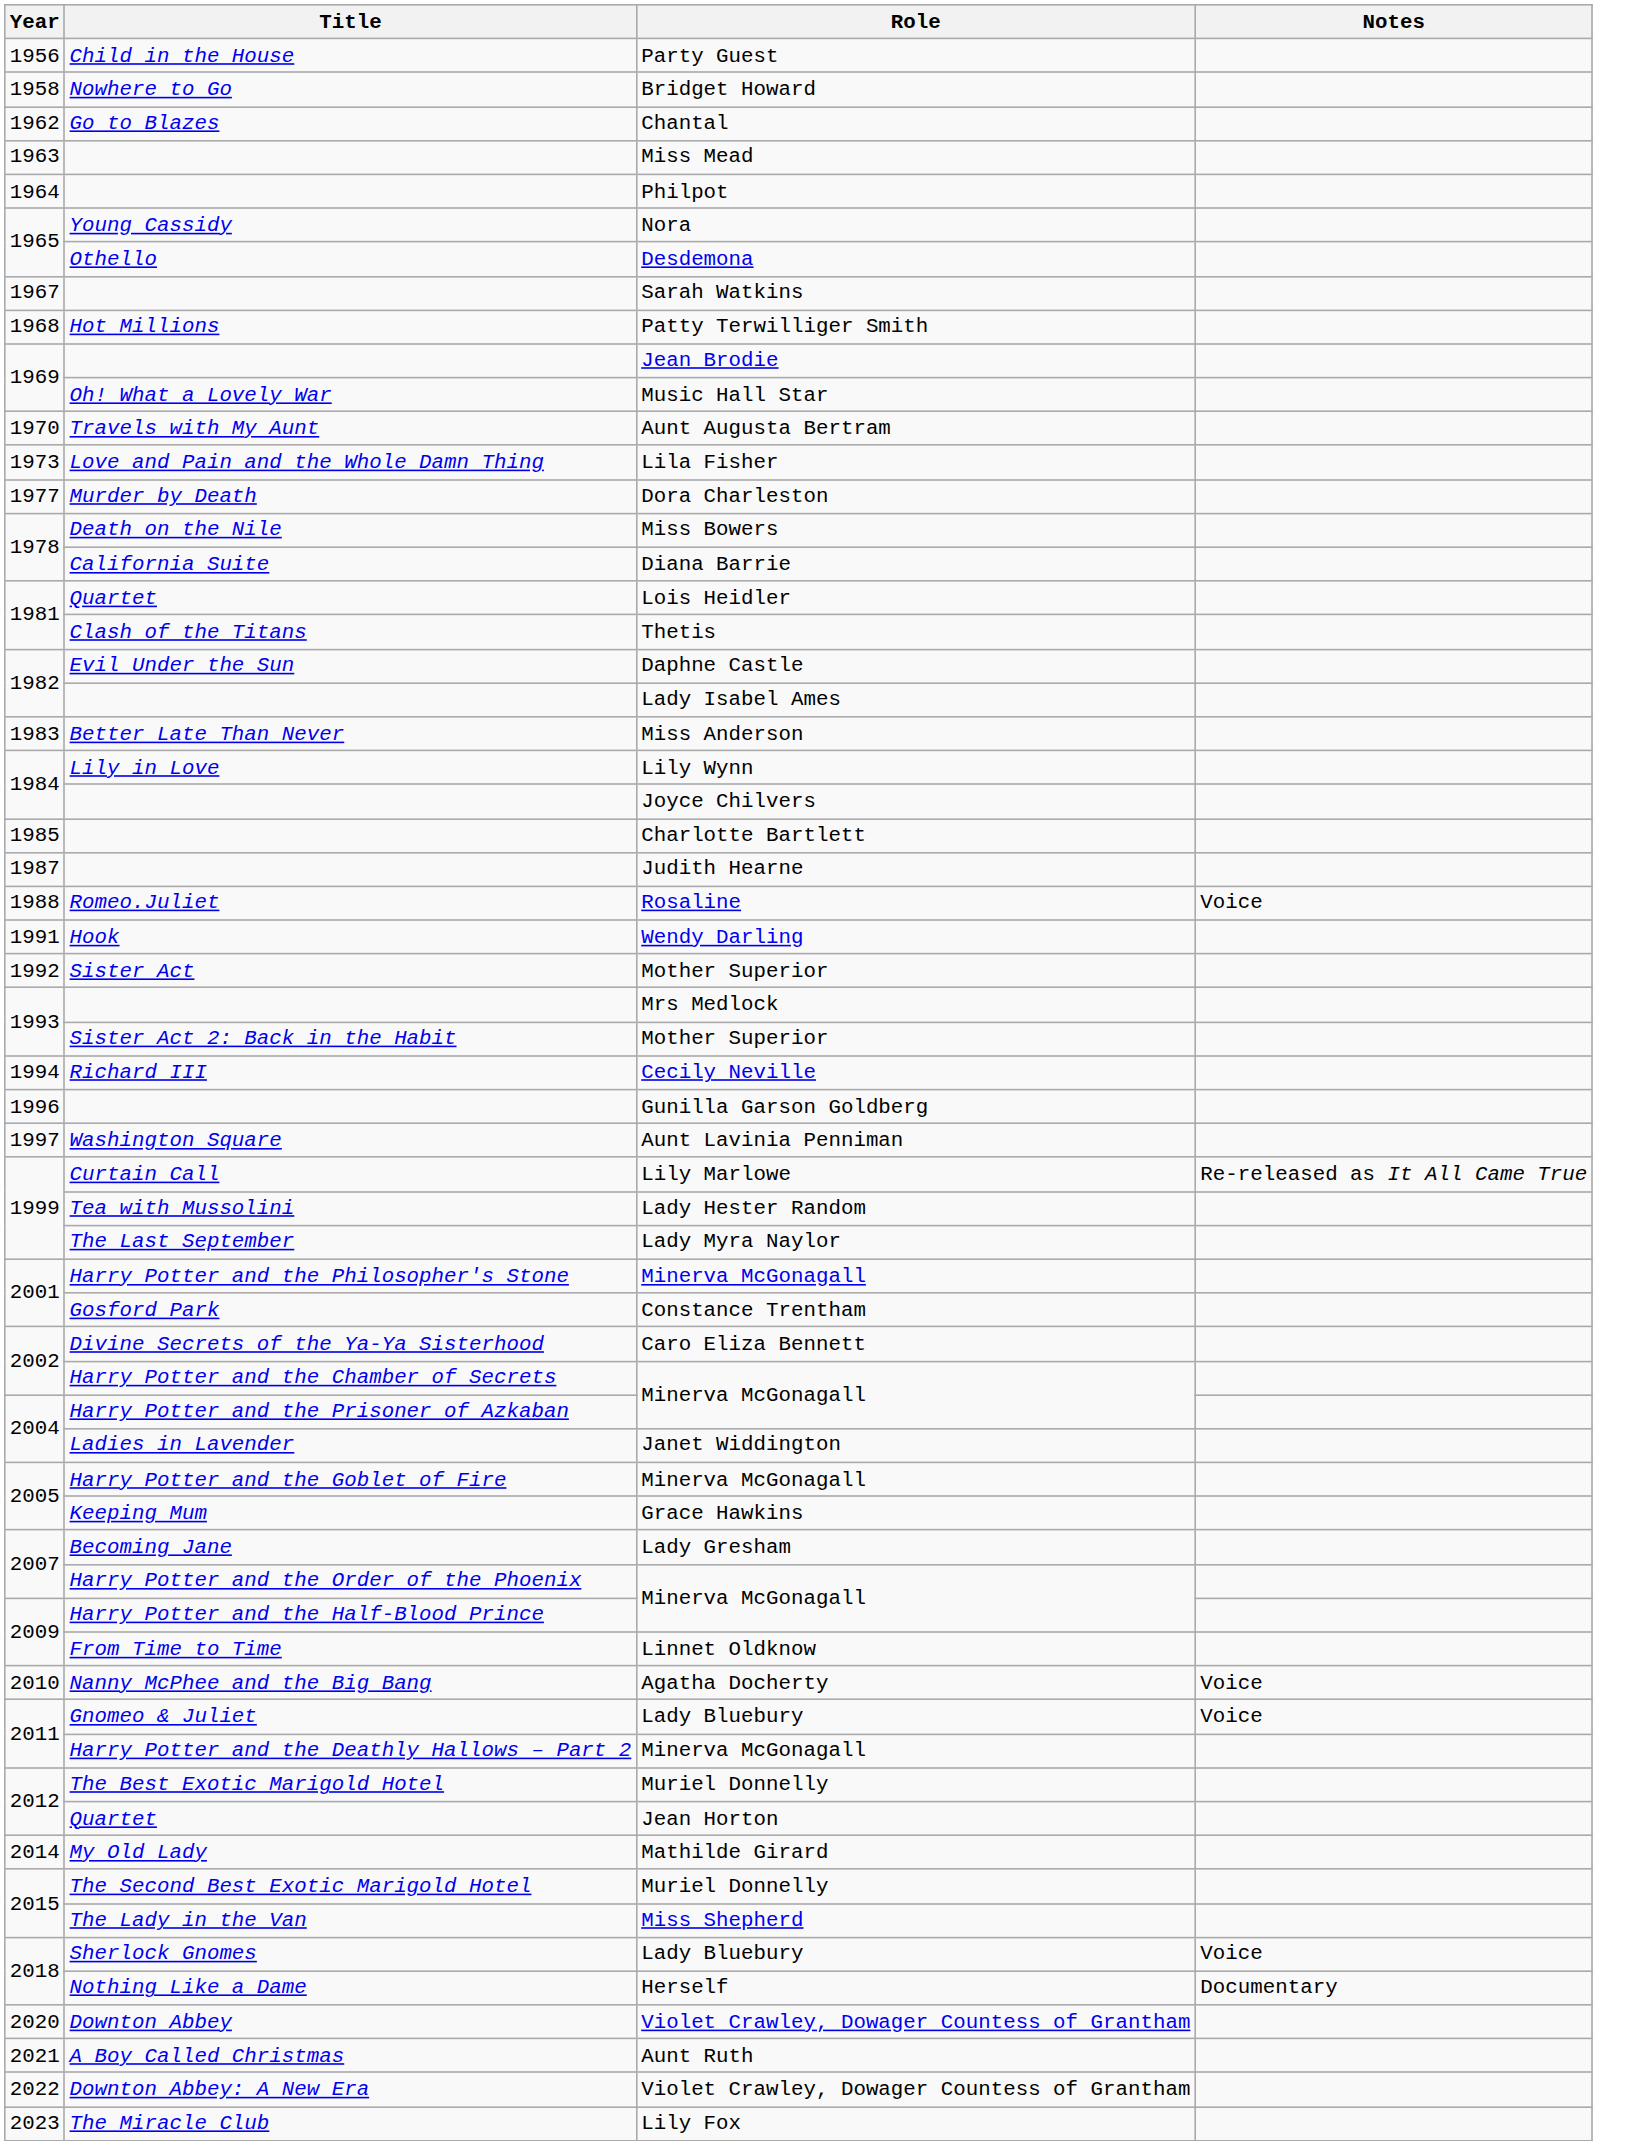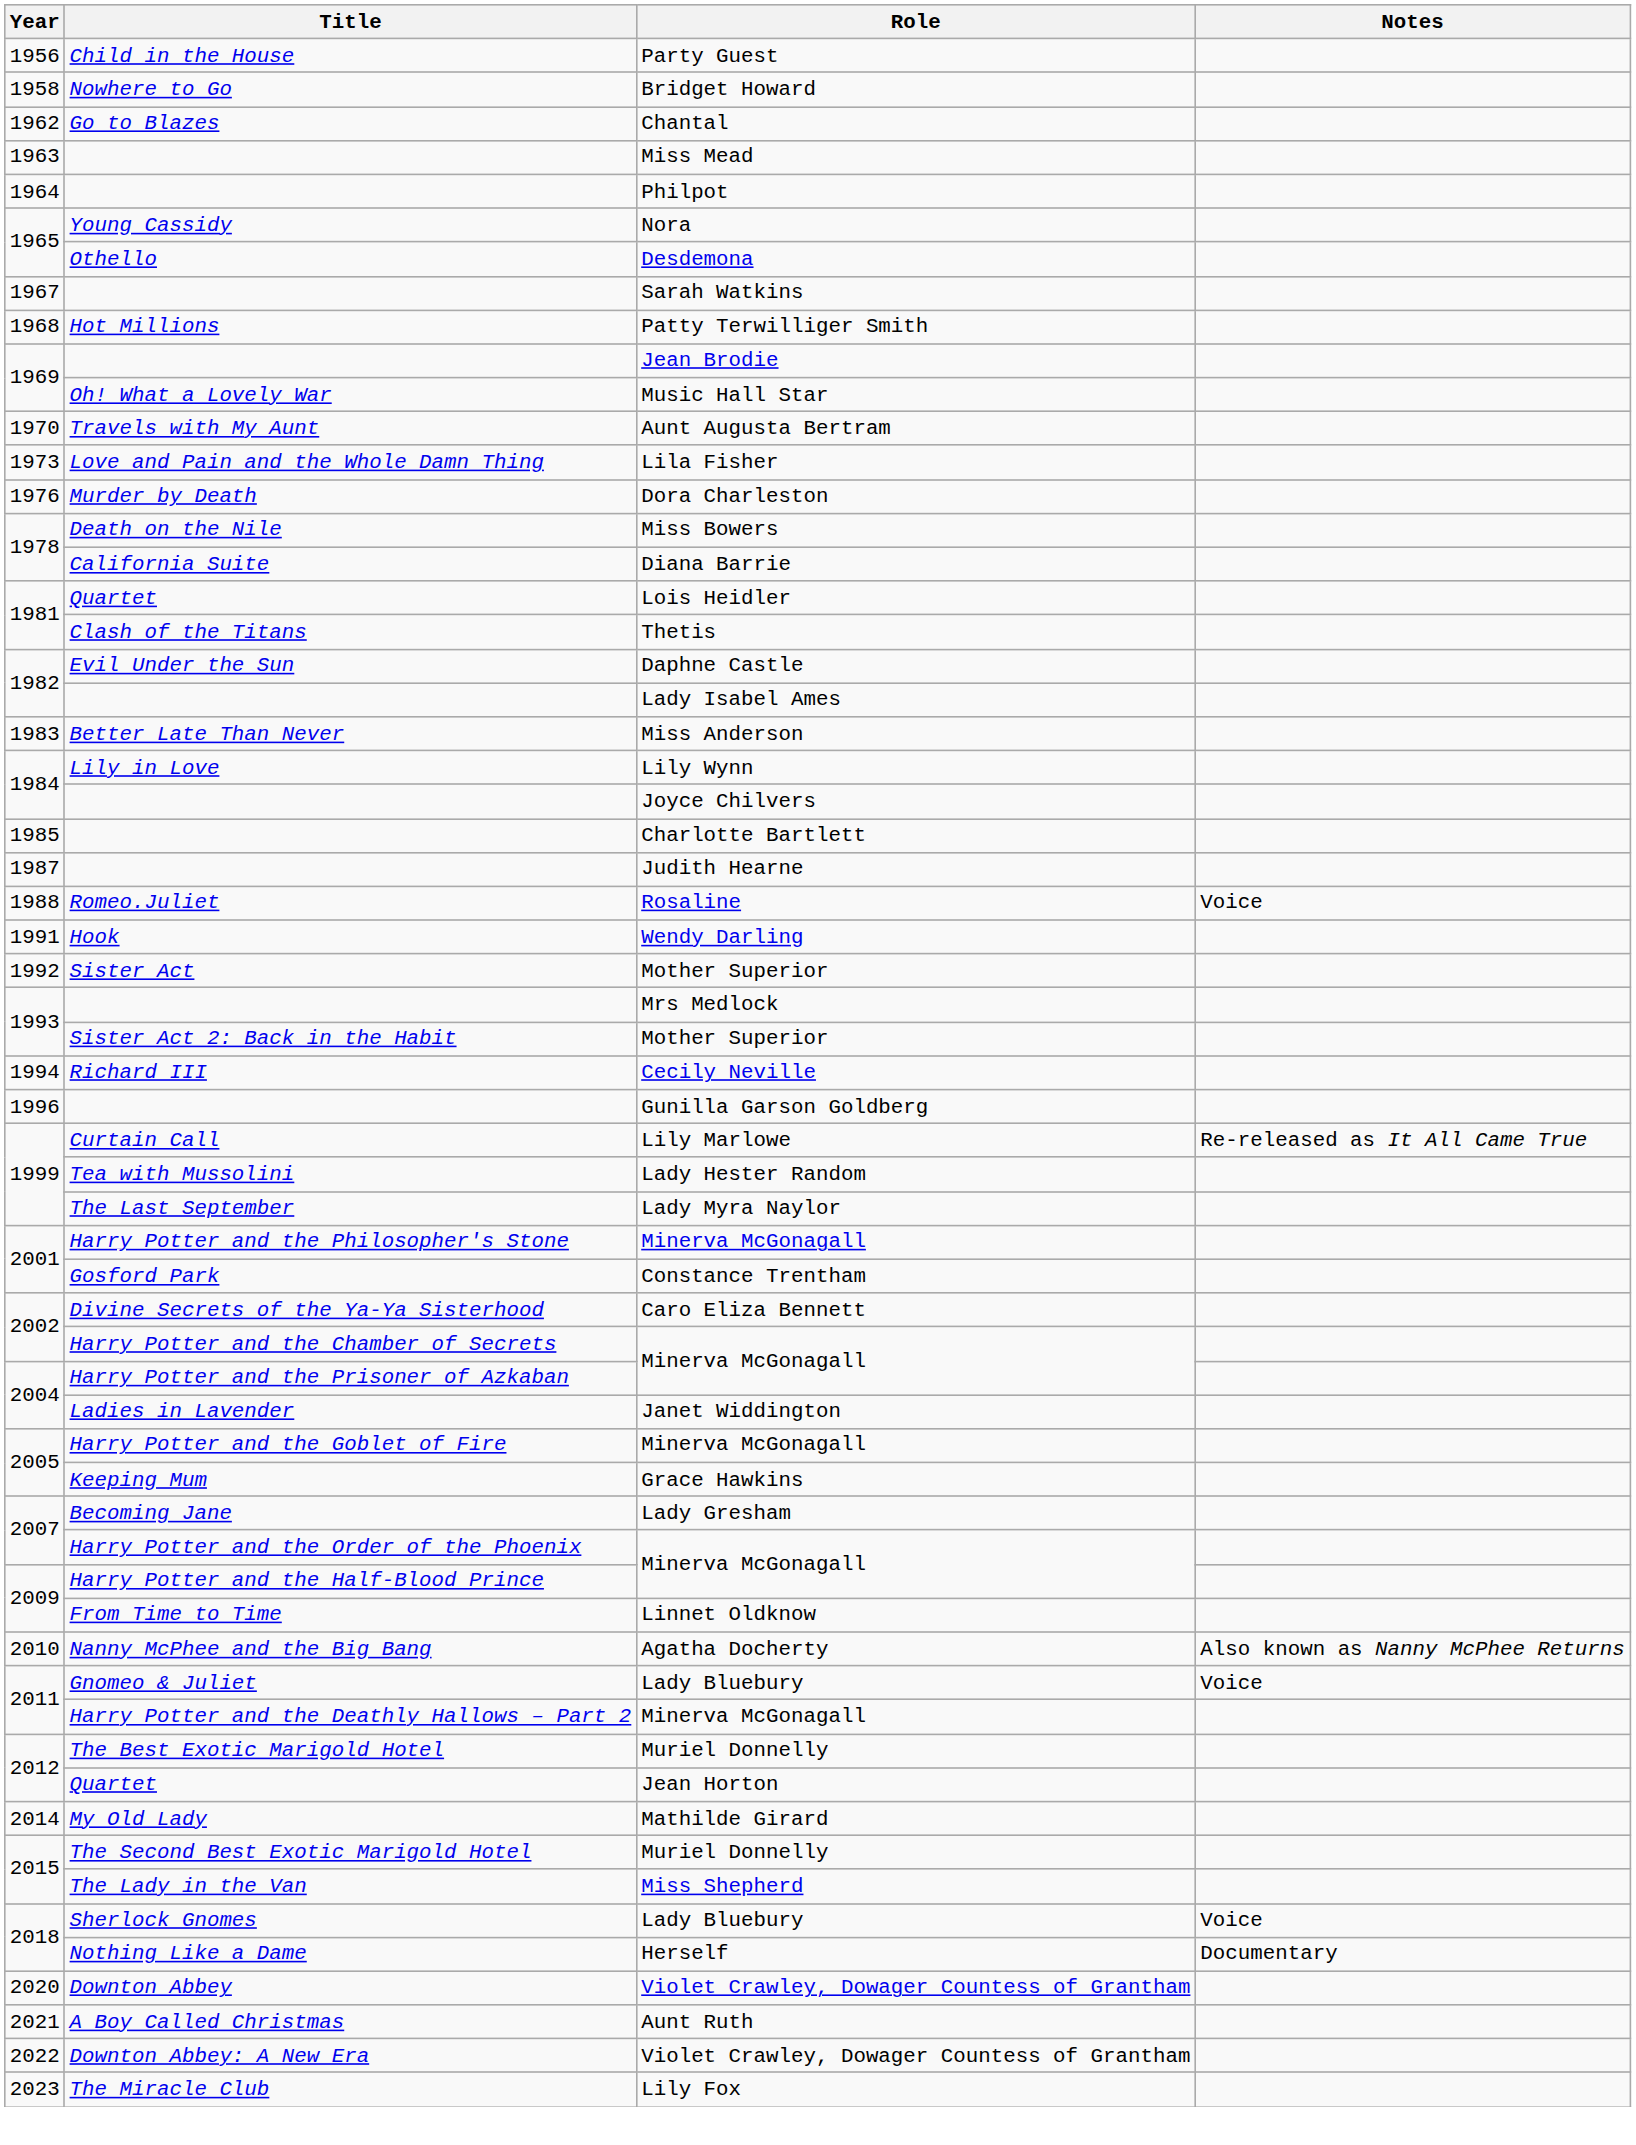(35, 496) 1977 -> (35, 496) 1976
- row: (176, 1140)
(1232, 1683) Voice -> (1413, 1649) Also known as Nanny McPhee Returns
